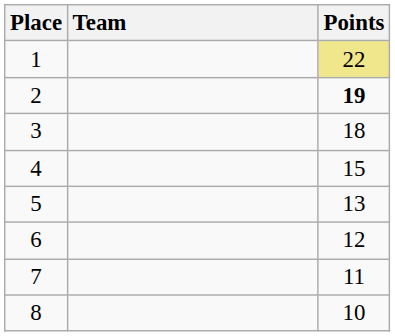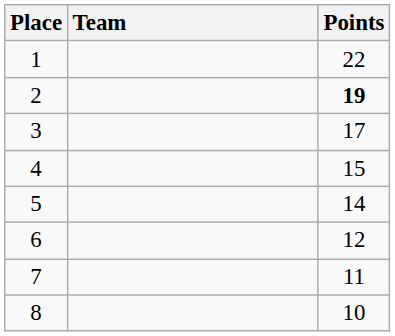(354, 58) khaki background -> (354, 58) no background
(354, 131) 18 -> (354, 131) 17
(354, 204) 13 -> (354, 204) 14
